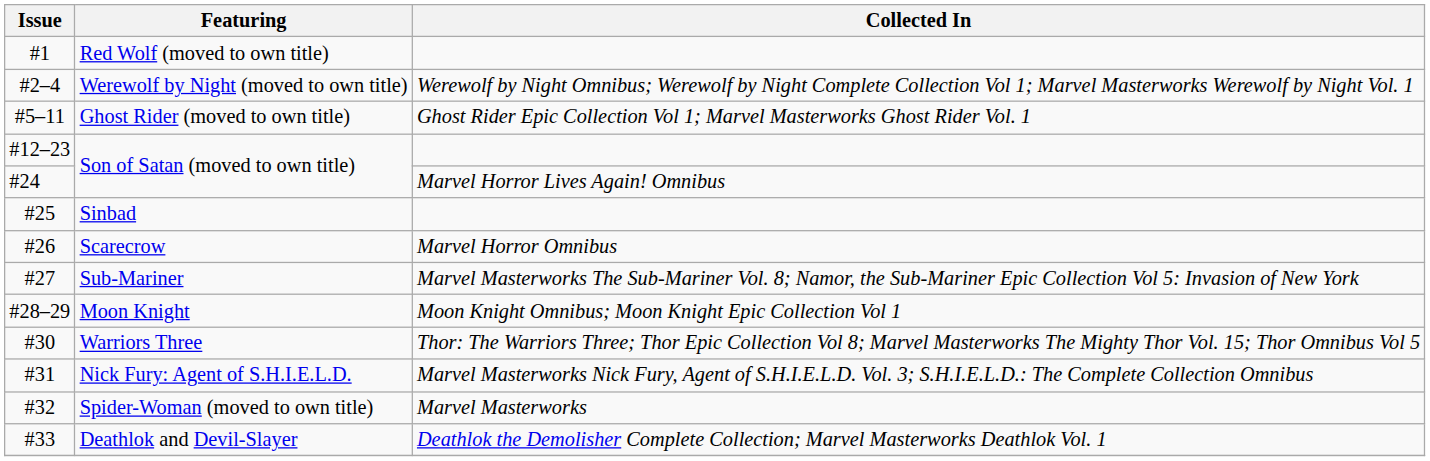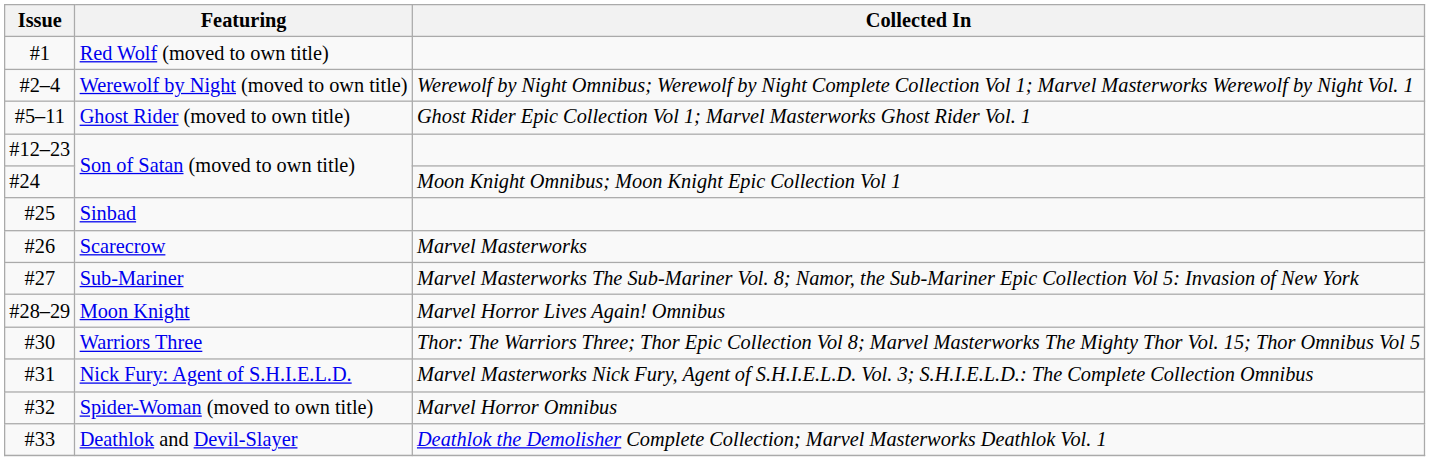(571, 181) Marvel Horror Lives Again! Omnibus -> (659, 181) Moon Knight Omnibus; Moon Knight Epic Collection Vol 1
(517, 246) Marvel Horror Omnibus -> (502, 246) Marvel Masterworks
(659, 310) Moon Knight Omnibus; Moon Knight Epic Collection Vol 1 -> (571, 310) Marvel Horror Lives Again! Omnibus
(502, 407) Marvel Masterworks -> (517, 407) Marvel Horror Omnibus
